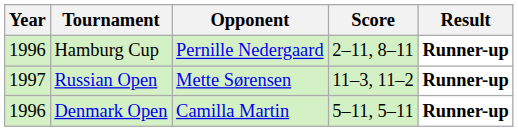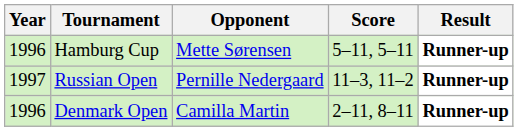(250, 50) Pernille Nedergaard -> (234, 50) Mette Sørensen
(373, 50) 2–11, 8–11 -> (373, 50) 5–11, 5–11
(234, 80) Mette Sørensen -> (250, 80) Pernille Nedergaard
(373, 111) 5–11, 5–11 -> (373, 111) 2–11, 8–11
